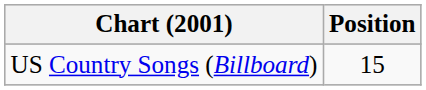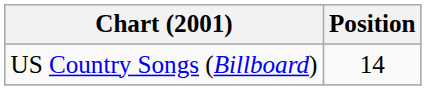(372, 64) 15 -> (372, 64) 14
